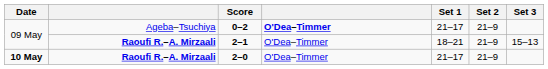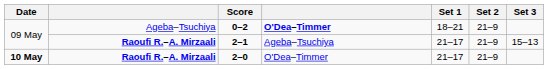(450, 27) 21–17 -> (450, 27) 18–21
(296, 42) O'Dea–Timmer -> (299, 42) Ageba–Tsuchiya
(450, 42) 18–21 -> (450, 42) 21–17
